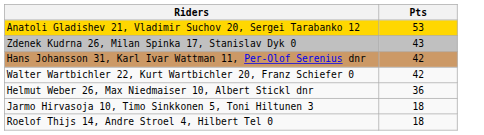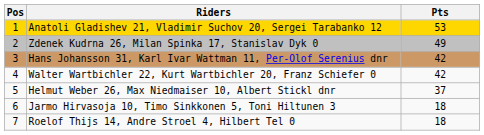+ column: (15, 12)
(418, 44) 43 -> (440, 44) 49
(418, 91) 36 -> (440, 91) 37
